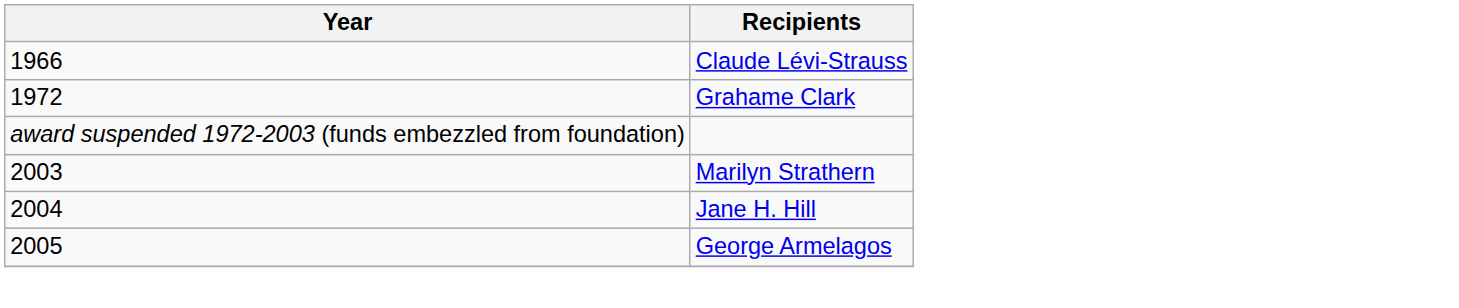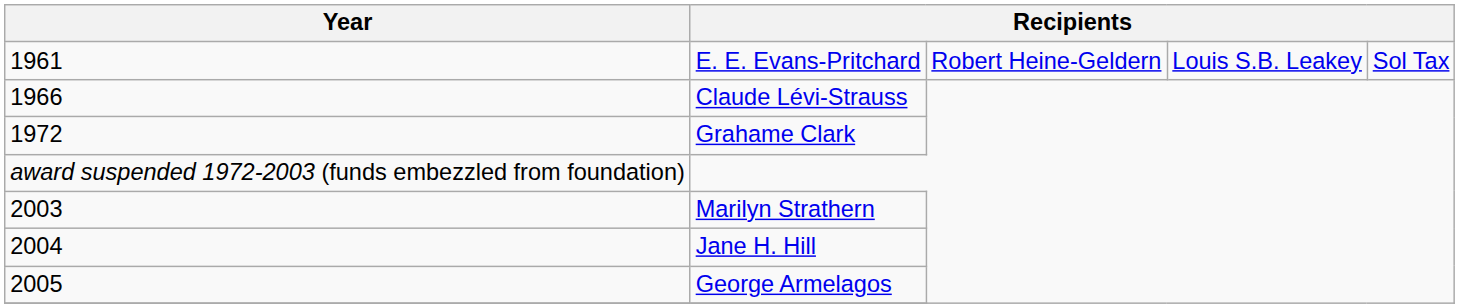+ row: (36, 60)
